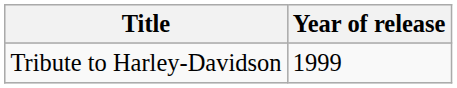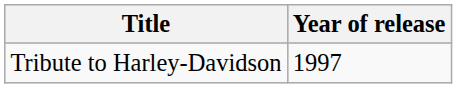(317, 62) 1999 -> (317, 62) 1997
